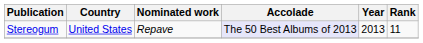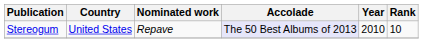(373, 29) 2013 -> (373, 29) 2010
(395, 29) 11 -> (396, 29) 10
